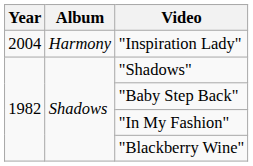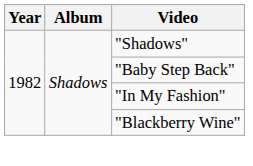- row: (180, 43)
